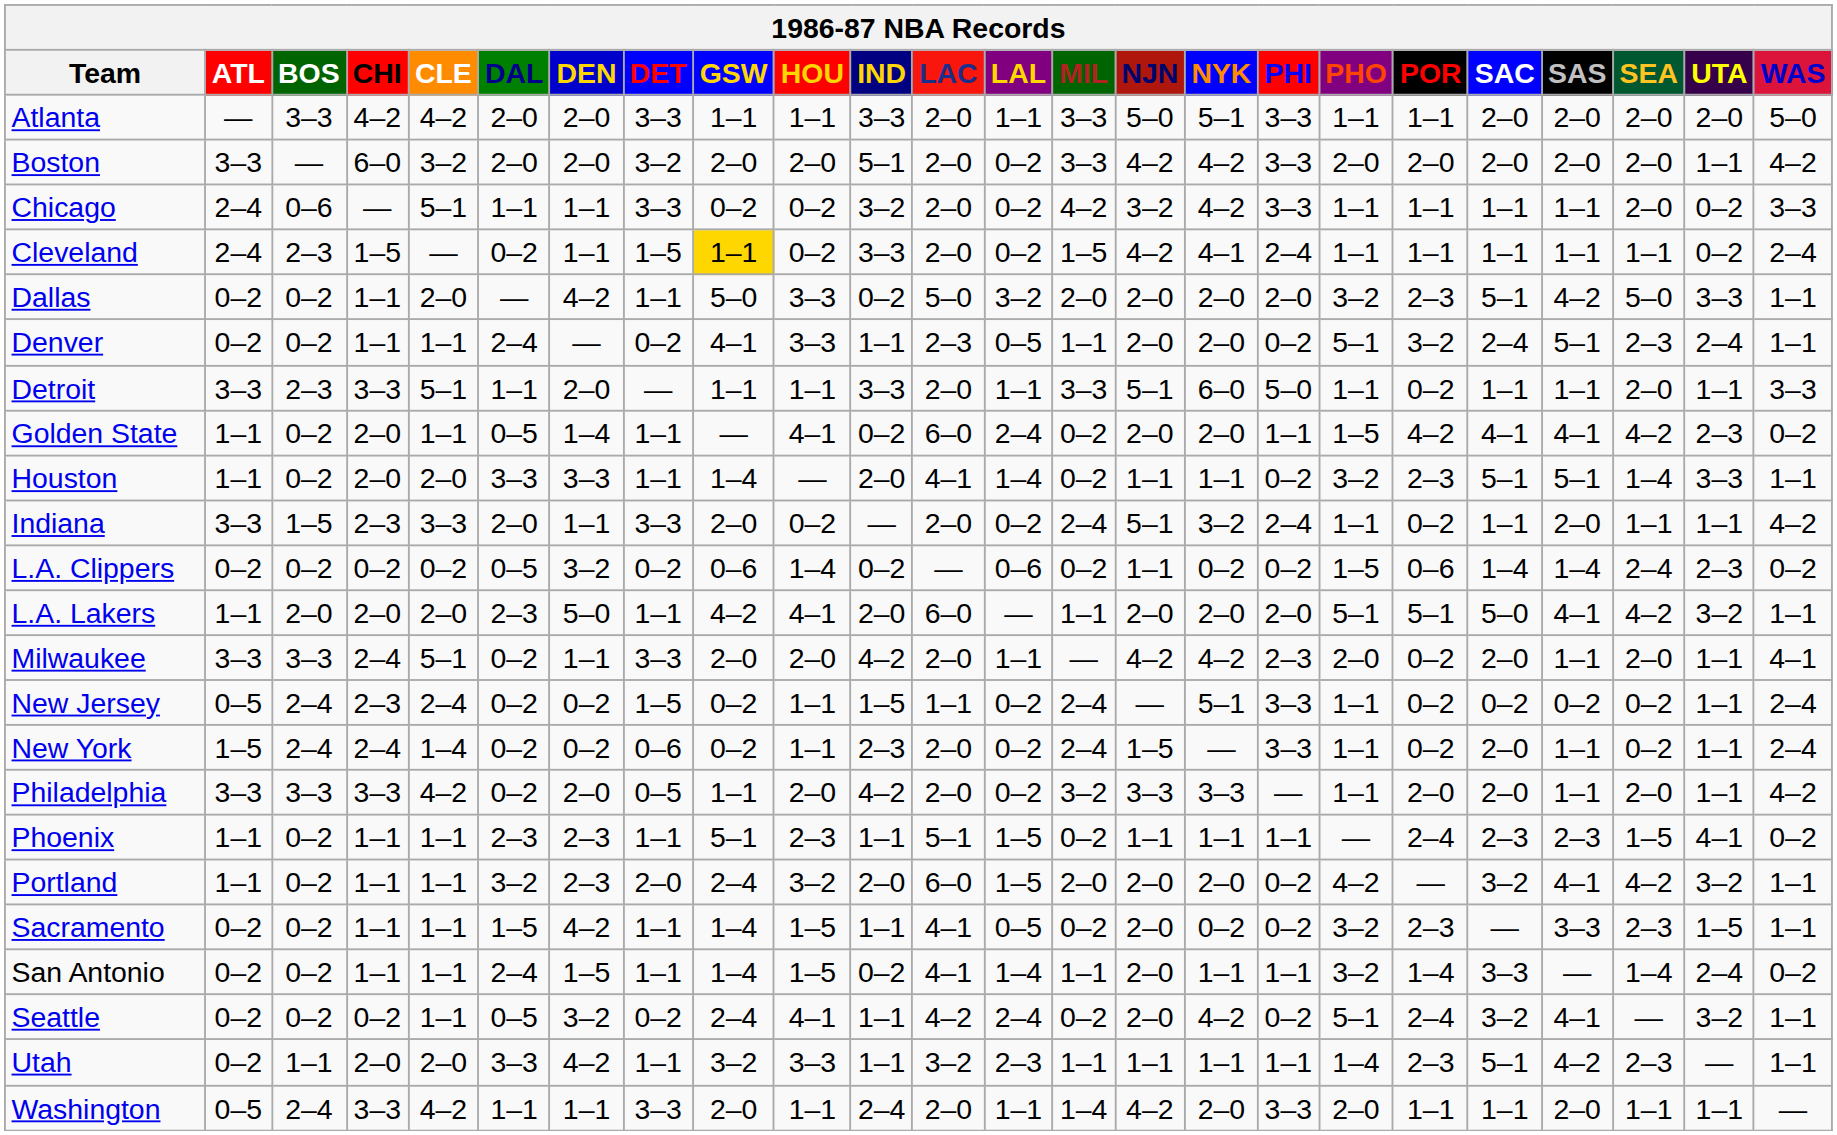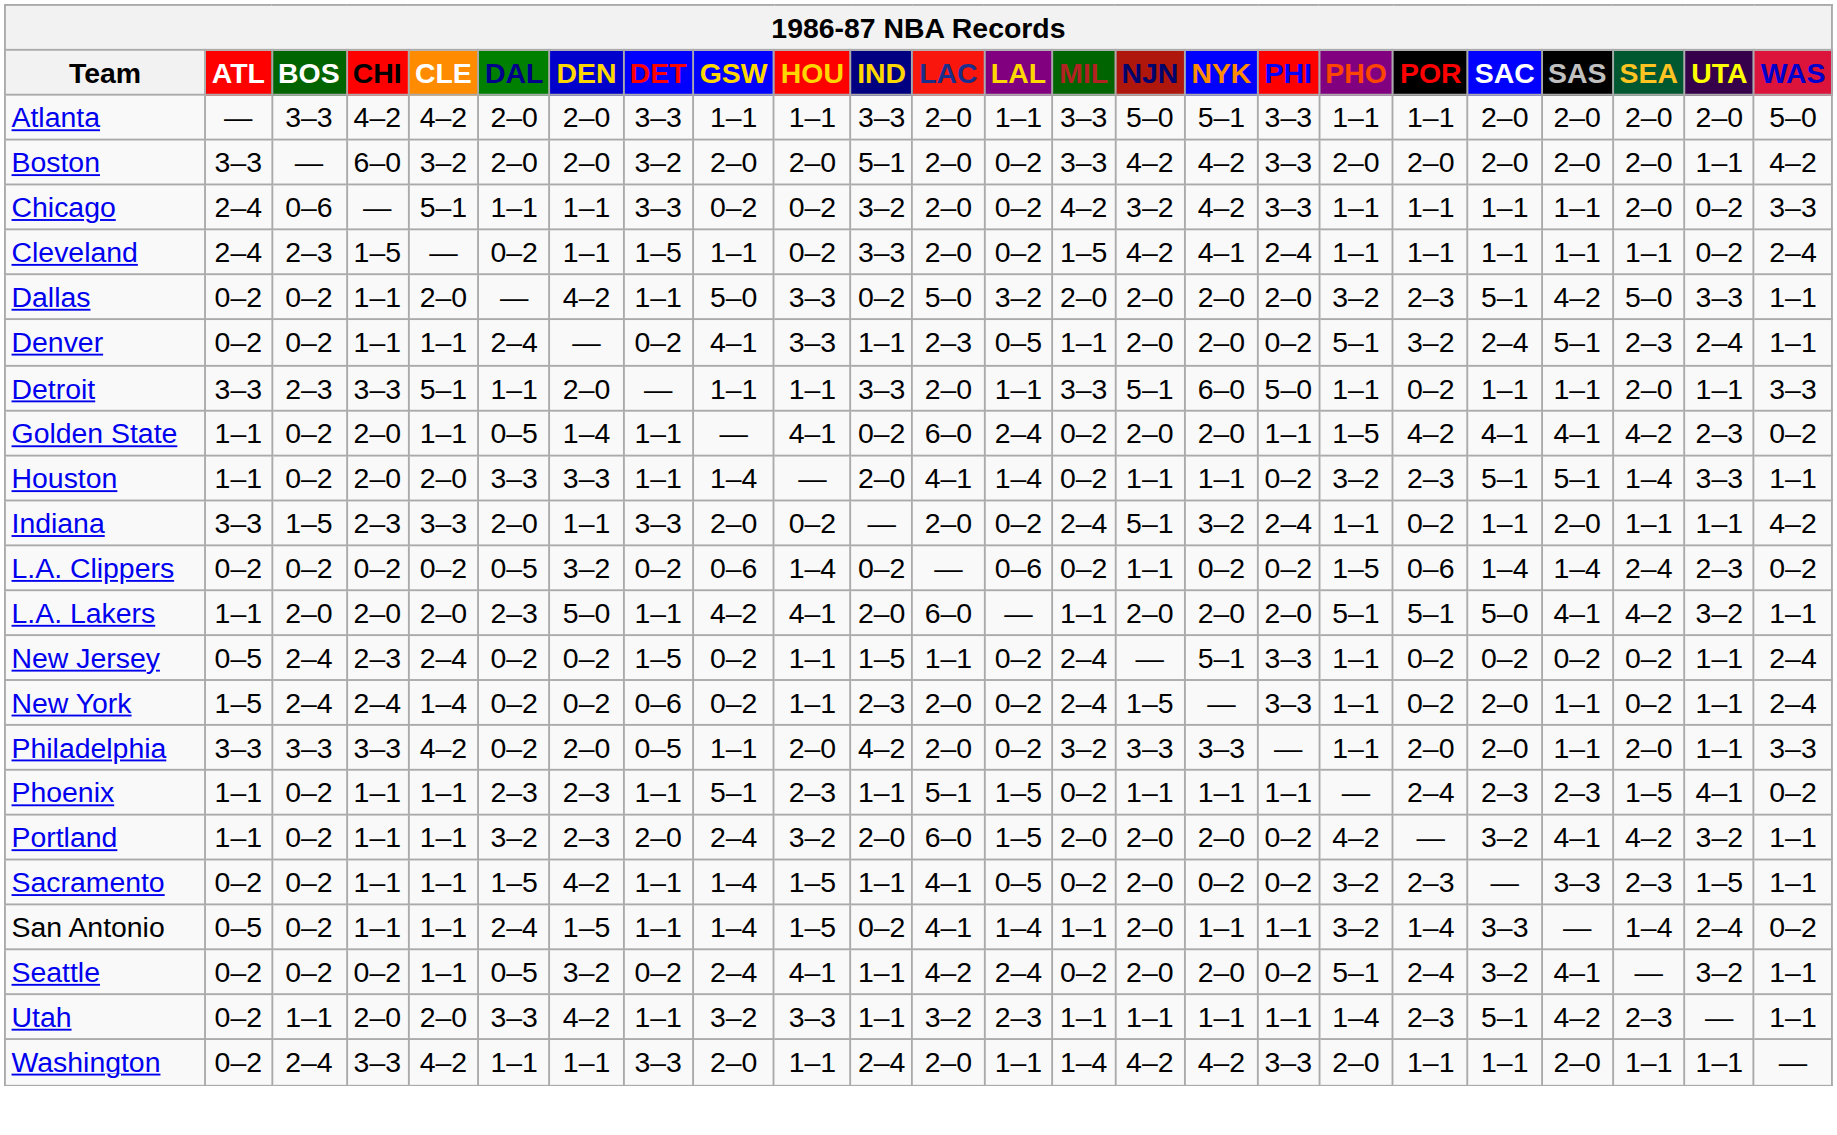(734, 253) gold background -> (734, 253) no background
- row: (79, 658)
(1793, 793) 4–2 -> (1793, 748) 3–3
(238, 973) 0–2 -> (238, 928) 0–5
(1221, 1018) 4–2 -> (1221, 973) 2–0
(238, 1108) 0–5 -> (238, 1063) 0–2
(1221, 1108) 2–0 -> (1221, 1063) 4–2
